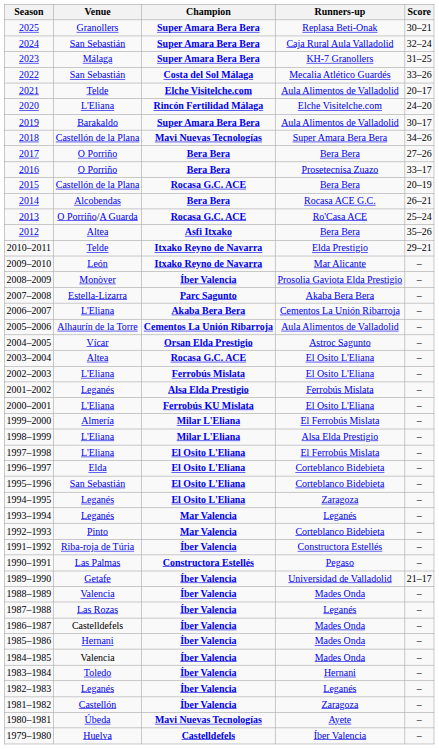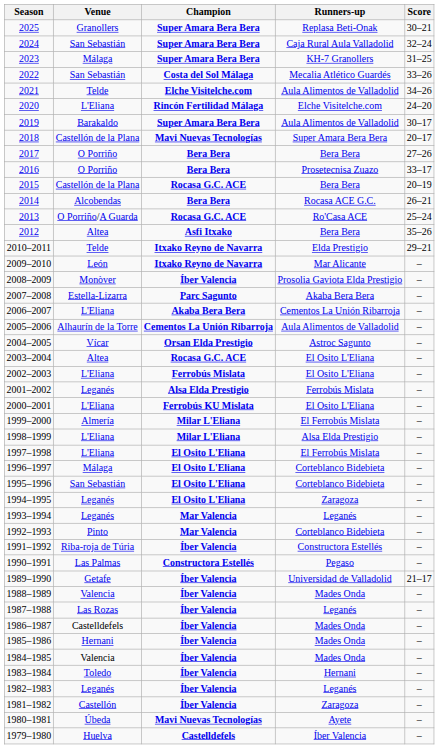(419, 91) 20–17 -> (419, 91) 34–26
(419, 138) 34–26 -> (419, 138) 20–17
(98, 468) Elda -> (98, 468) Málaga
